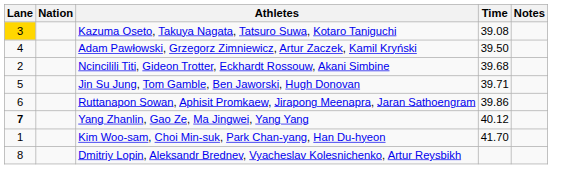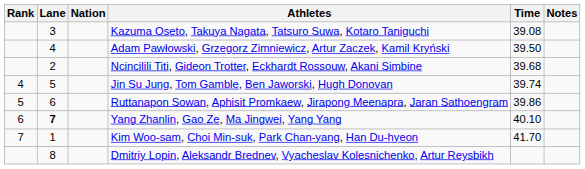+ column: (21, 13)
(20, 31) gold background -> (53, 31) no background
(495, 84) 39.71 -> (527, 84) 39.74
(495, 119) 40.12 -> (527, 119) 40.10
